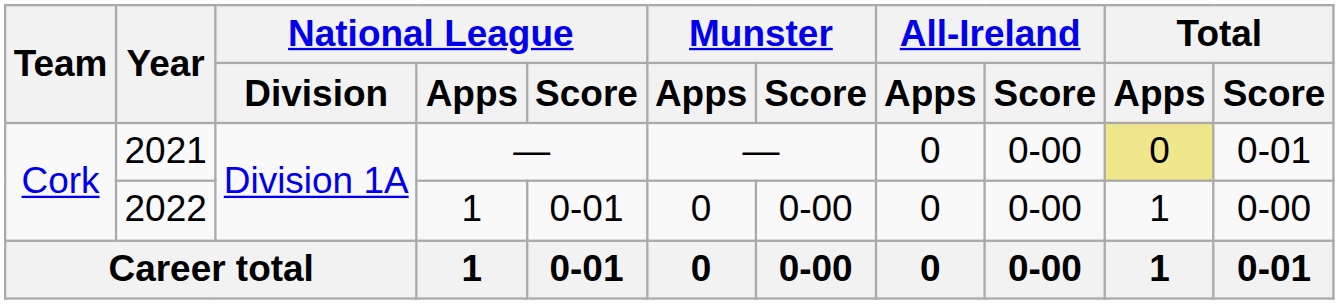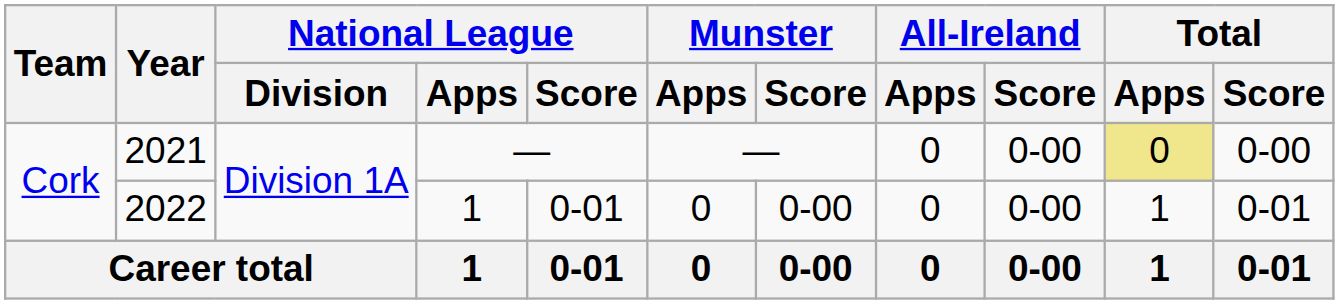(1274, 151) 0-01 -> (1274, 151) 0-00
(1274, 209) 0-00 -> (1274, 209) 0-01
